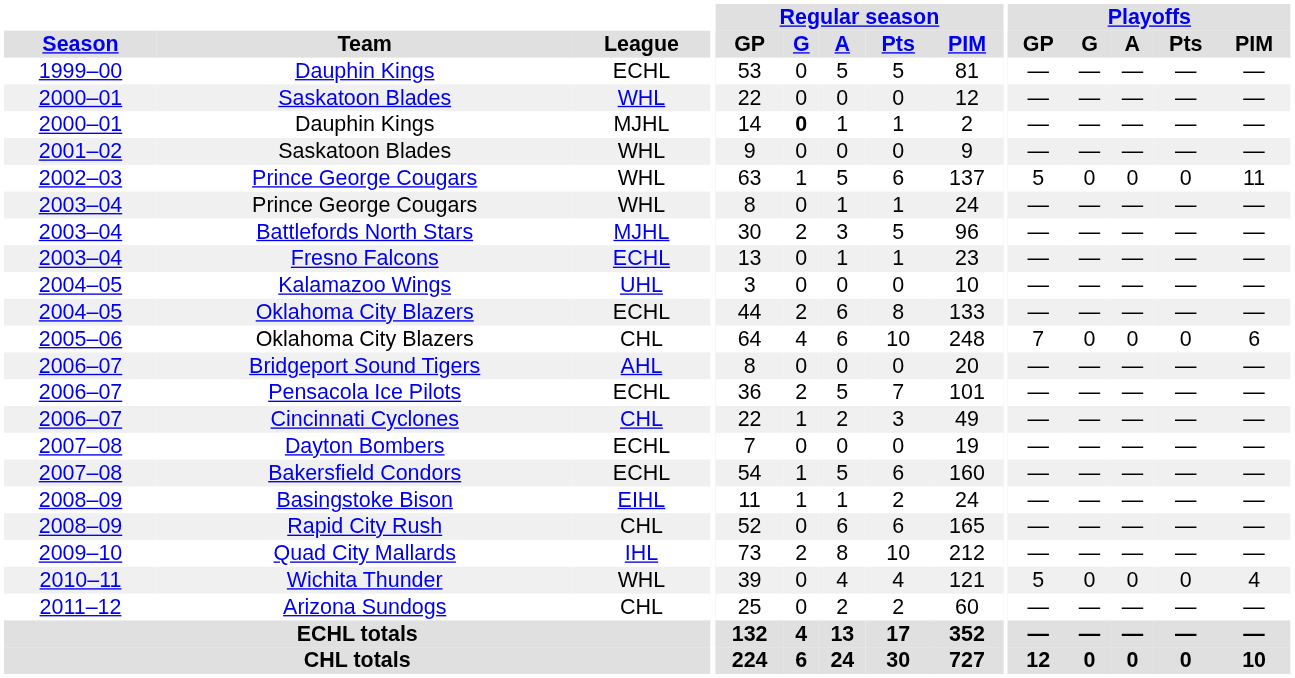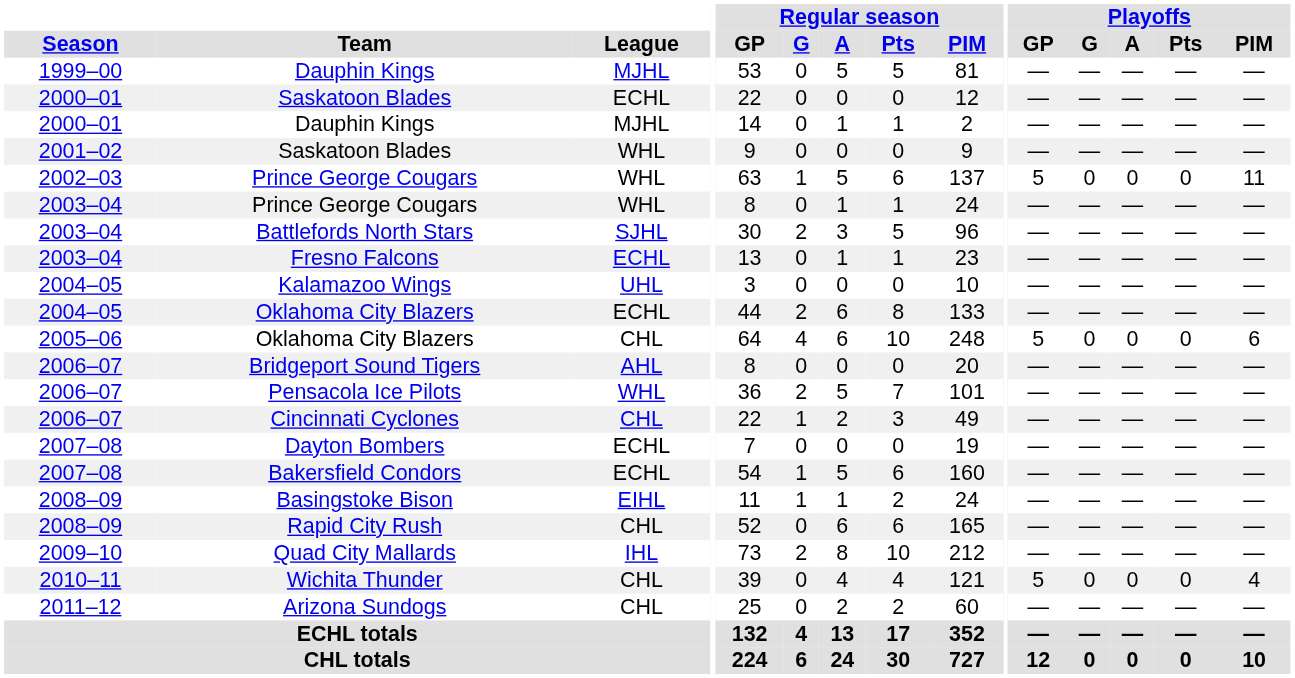(641, 70) ECHL -> (641, 70) MJHL
(641, 97) WHL -> (641, 97) ECHL
(801, 124) bold -> (801, 124) normal
(641, 231) MJHL -> (641, 231) SJHL
(1038, 338) 7 -> (1038, 338) 5
(641, 392) ECHL -> (641, 392) WHL
(641, 580) WHL -> (641, 580) CHL
